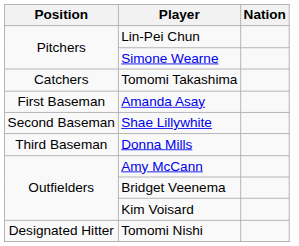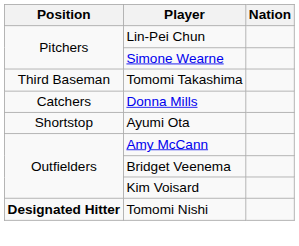(61, 79) Catchers -> (64, 79) Third Baseman
- row: (163, 101)
- row: (167, 123)
(61, 144) Third Baseman -> (64, 101) Catchers
+ row: (158, 123)
(61, 230) normal -> (64, 209) bold
